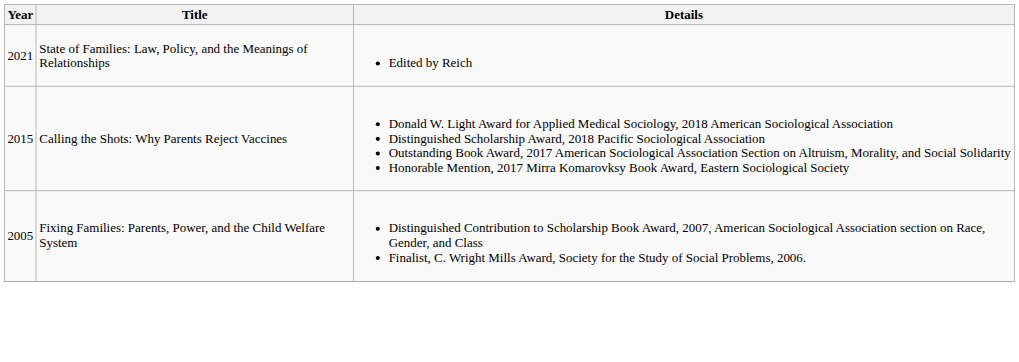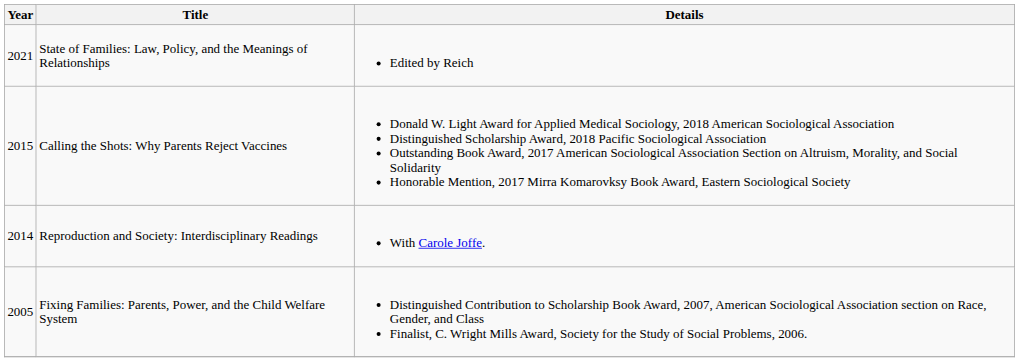+ row: (179, 236)
